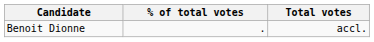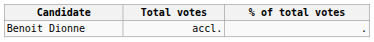columns swapped: (319, 13) <-> (195, 13)
